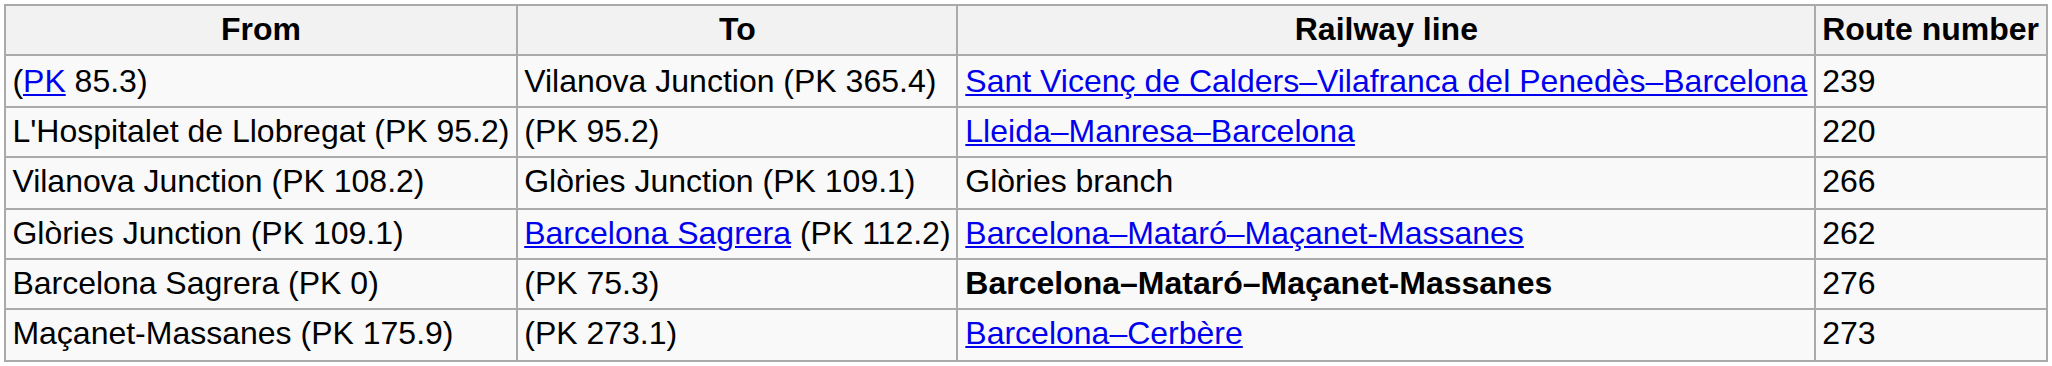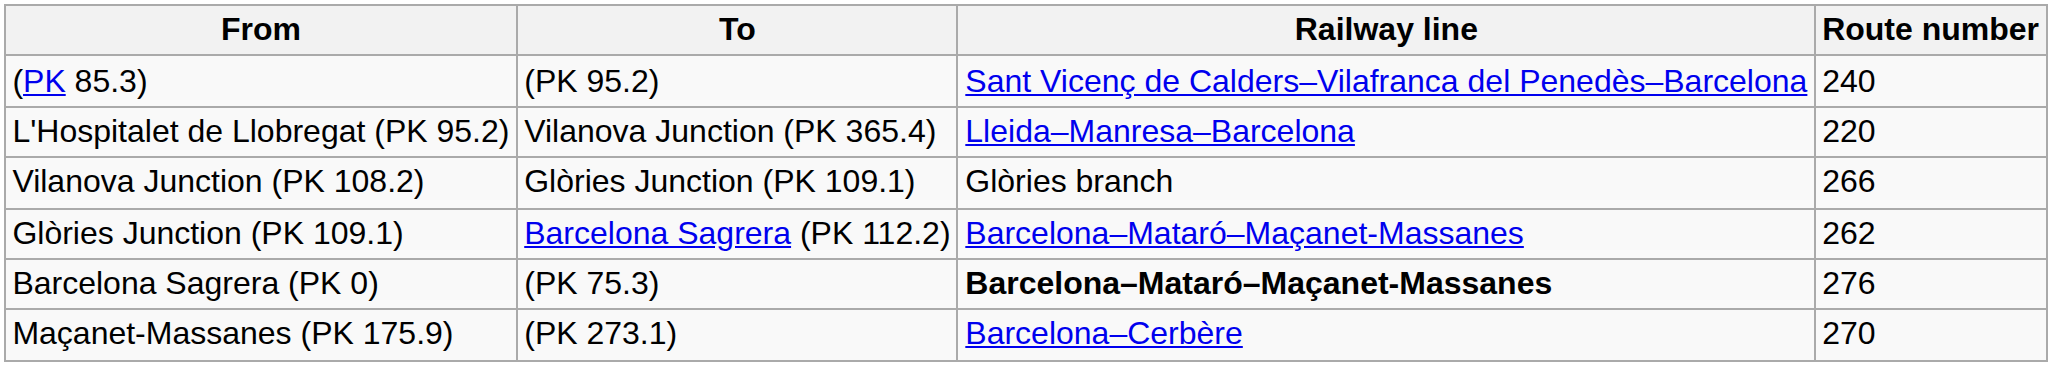(730, 80) Vilanova Junction (PK 365.4) -> (592, 80) (PK 95.2)
(1849, 80) 239 -> (1849, 80) 240
(592, 131) (PK 95.2) -> (730, 131) Vilanova Junction (PK 365.4)
(1849, 334) 273 -> (1849, 334) 270
